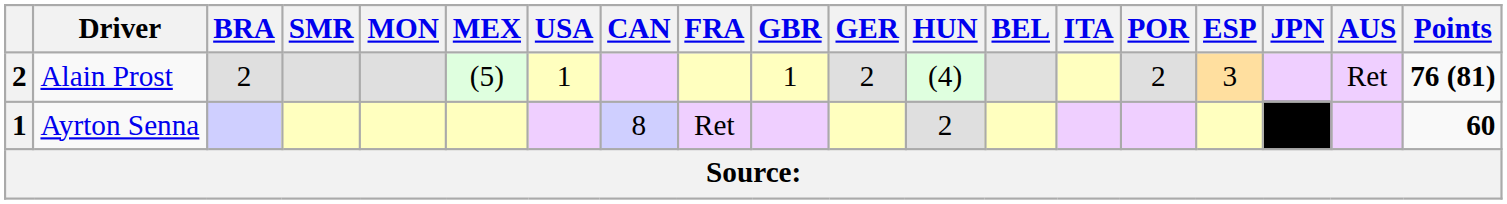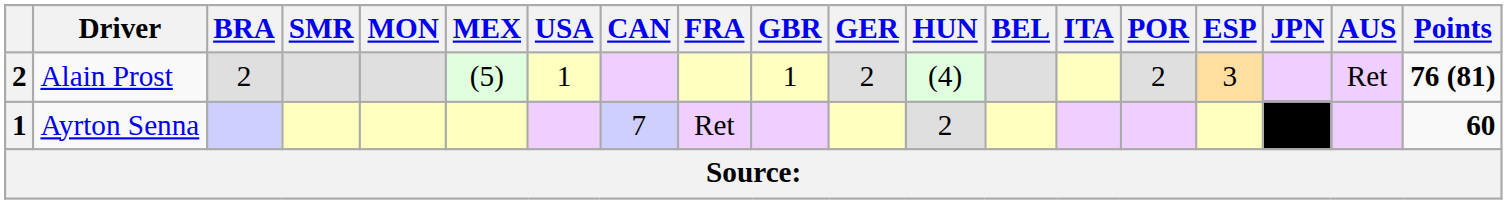(639, 124) 8 -> (639, 124) 7
